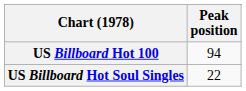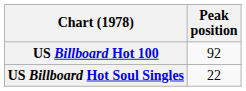(214, 53) 94 -> (214, 53) 92
